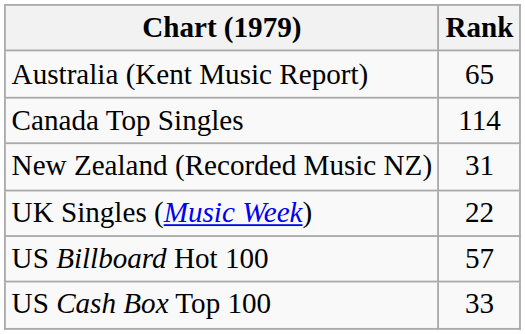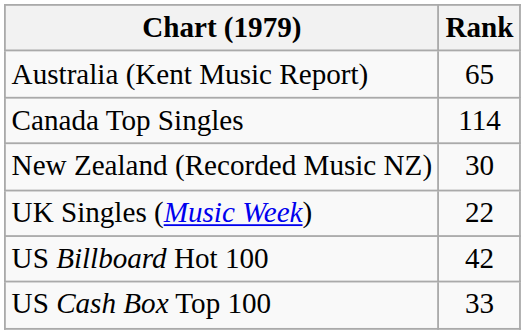(480, 166) 31 -> (480, 166) 30
(480, 258) 57 -> (480, 258) 42
